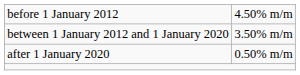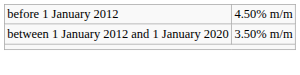- row: (58, 53)
